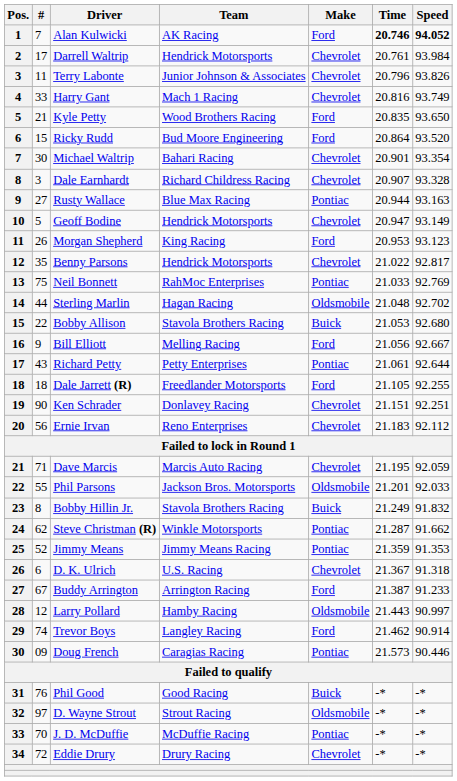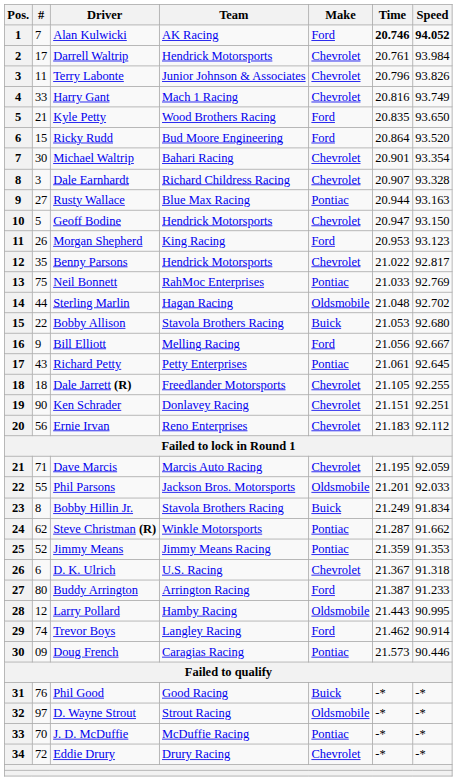(432, 220) 93.149 -> (432, 220) 93.150
(432, 364) 92.644 -> (432, 364) 92.645
(323, 384) Ford -> (336, 384) Chevrolet
(432, 508) 91.832 -> (432, 508) 91.834
(41, 590) 67 -> (41, 590) 80
(432, 610) 90.997 -> (432, 610) 90.995
